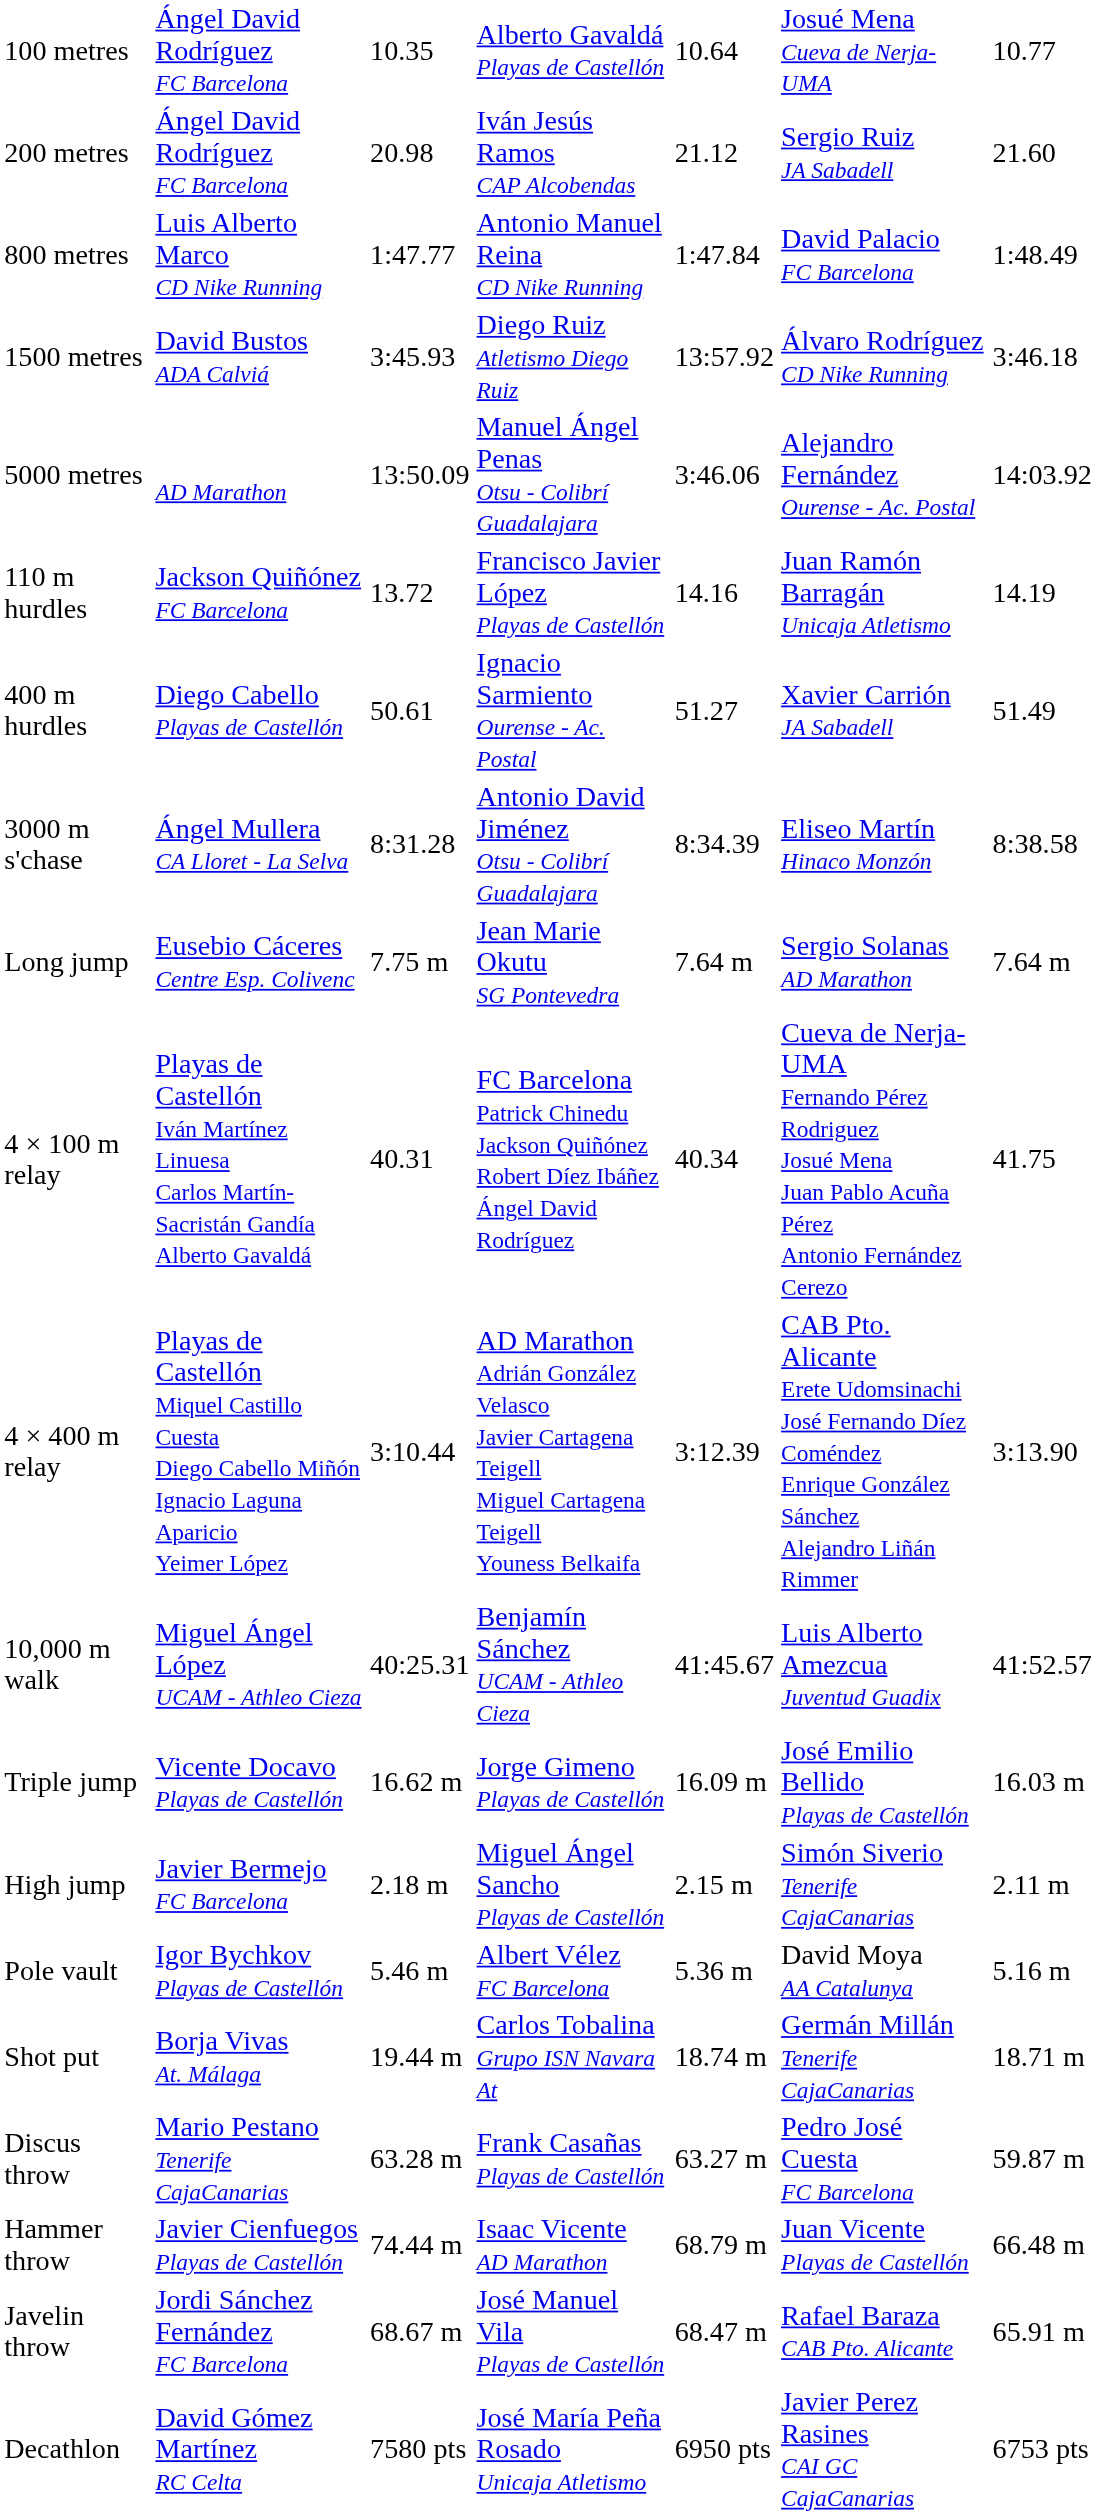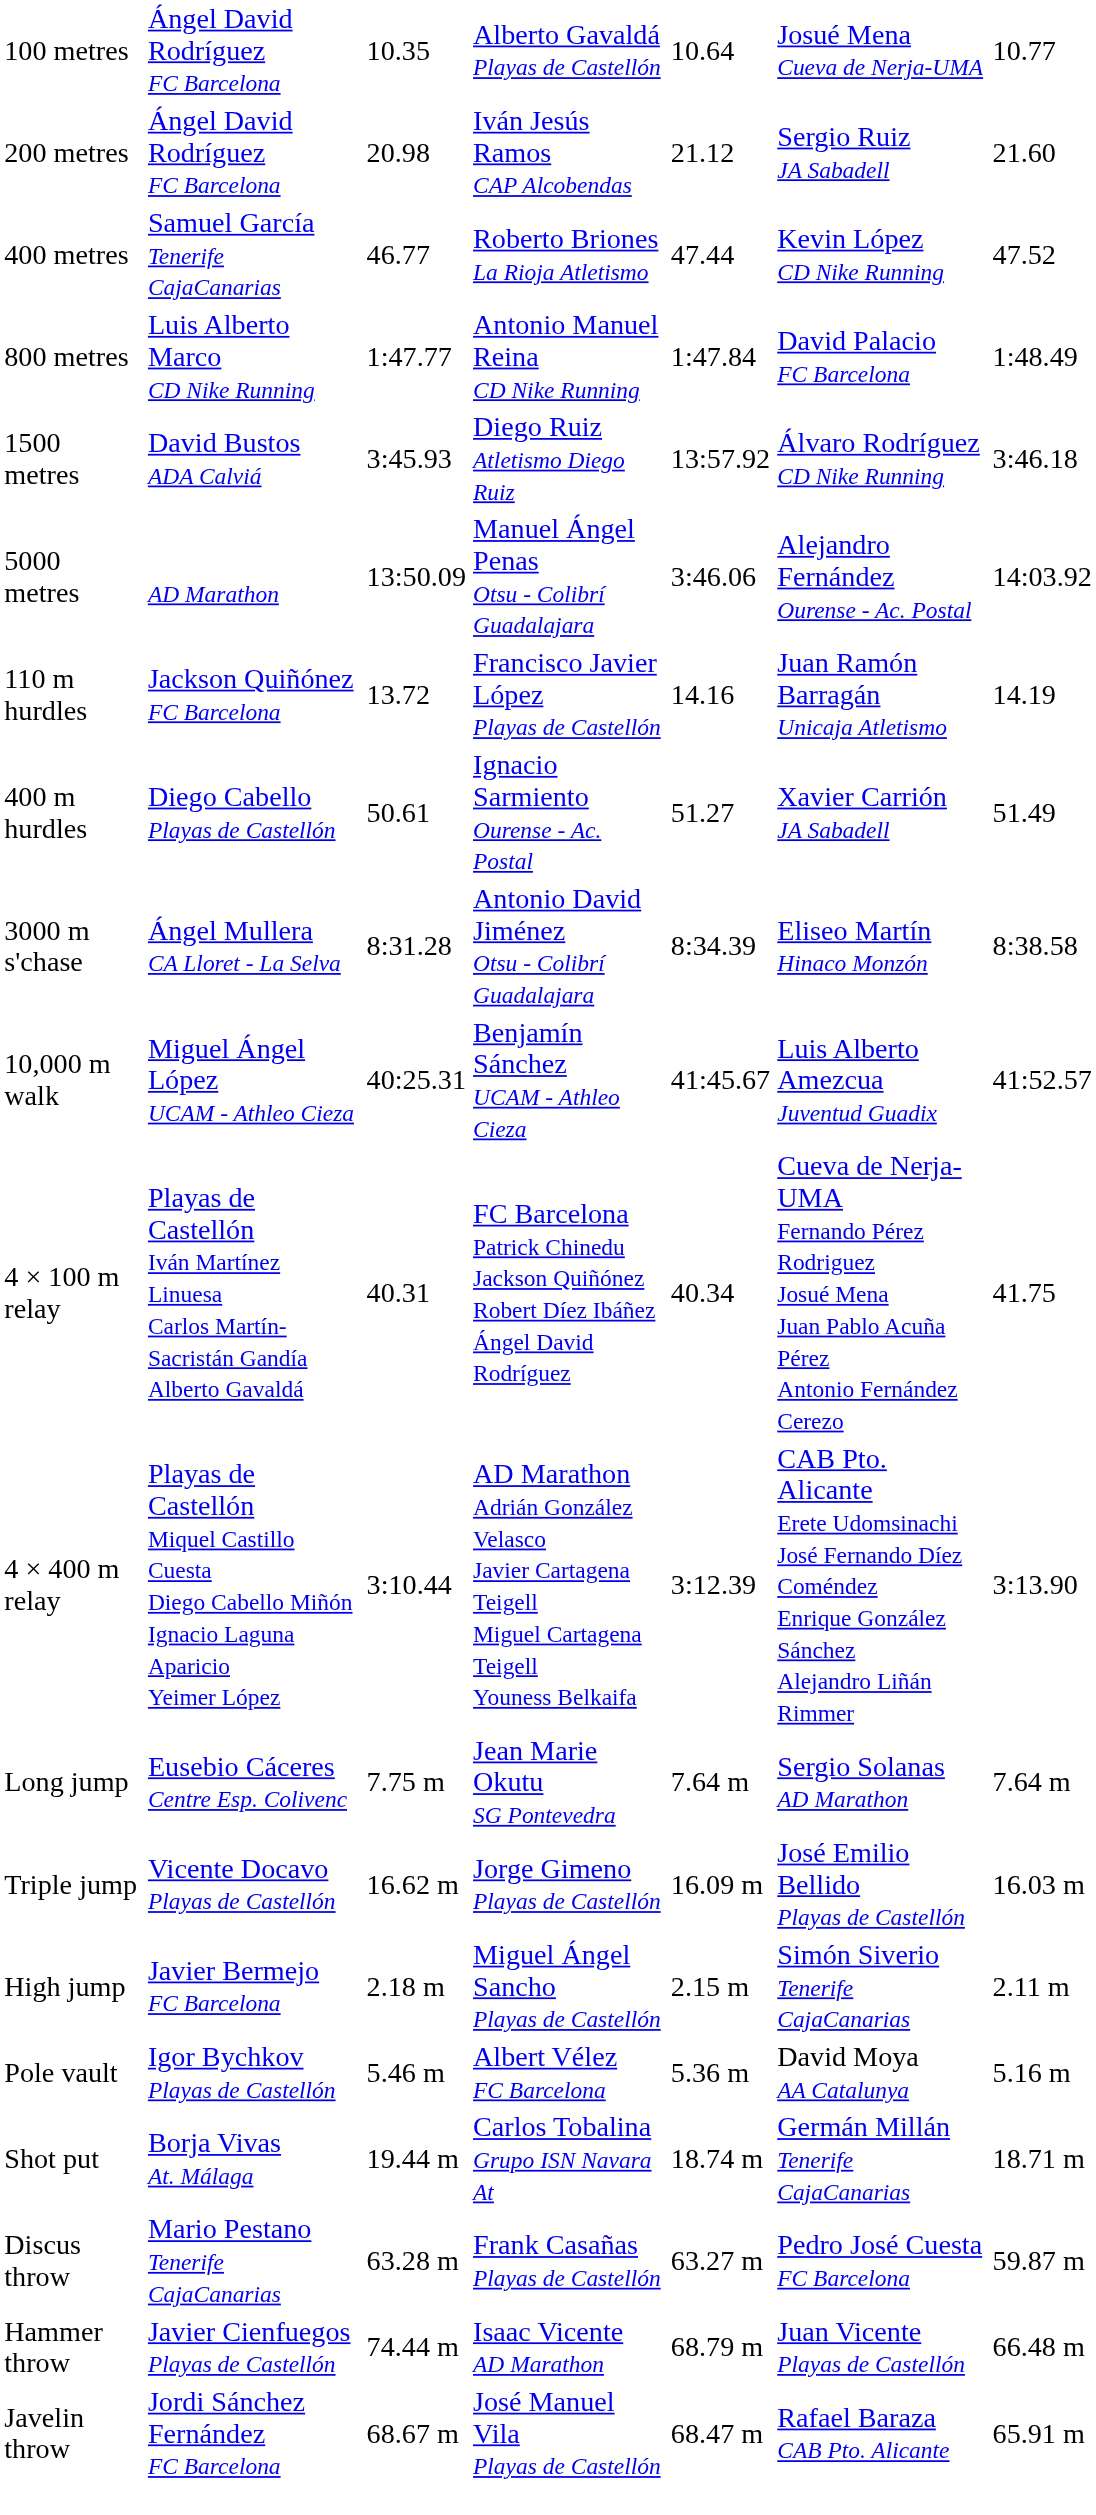+ row: (66, 254)
rows swapped: (57, 1664) <-> (66, 962)
- row: (62, 2449)
